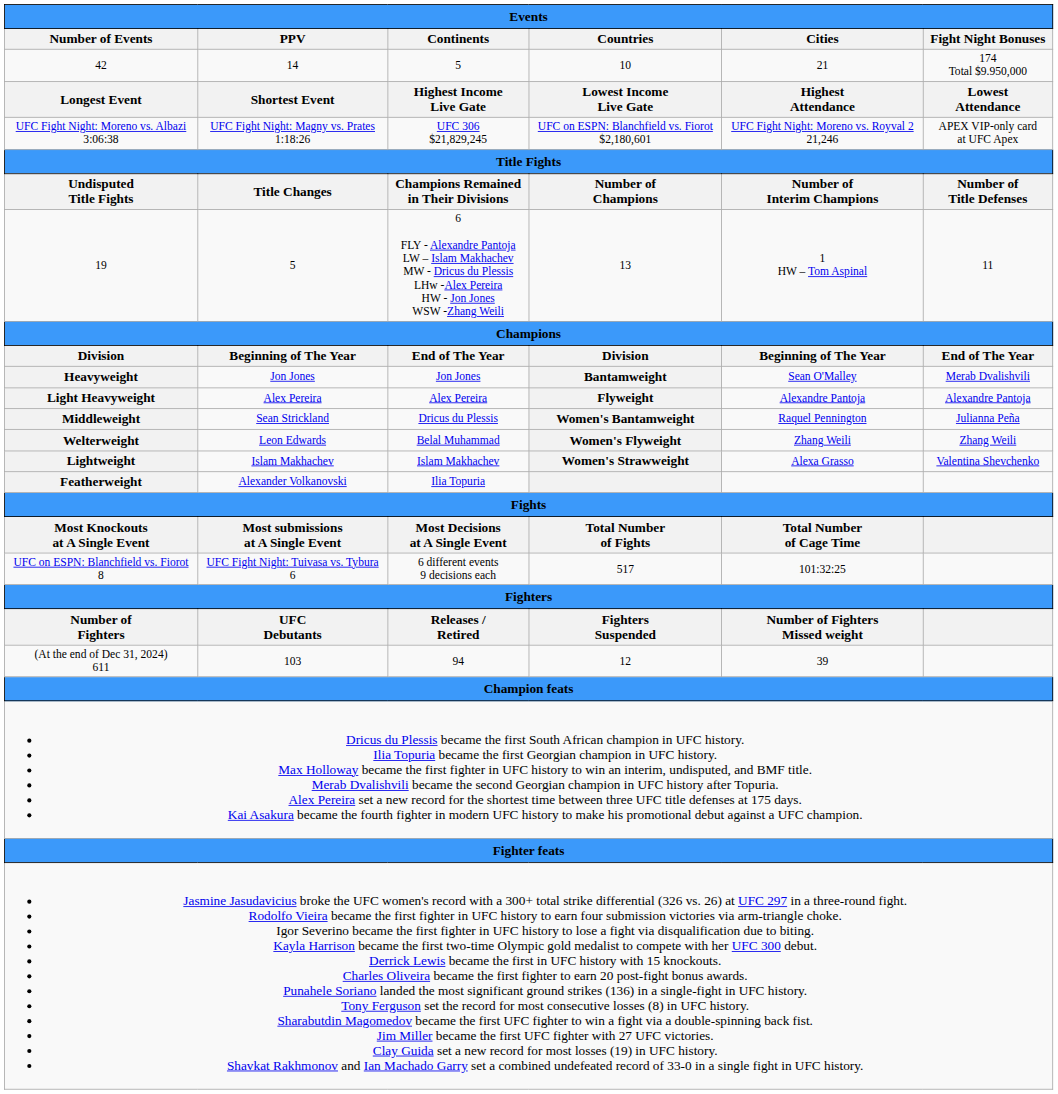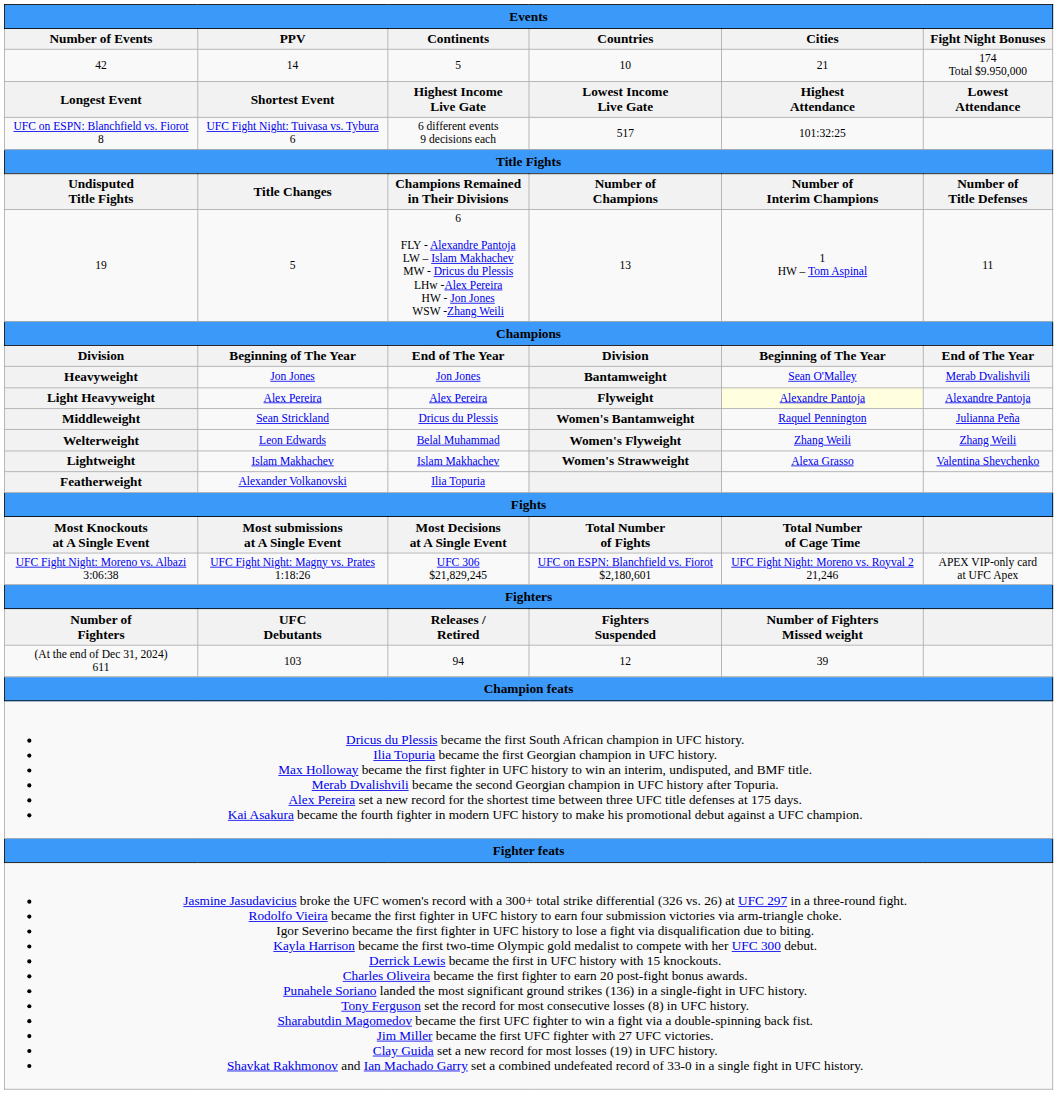rows swapped: (101, 133) <-> (101, 568)
(822, 398) no background -> (822, 398) lightyellow background
